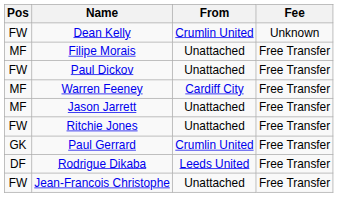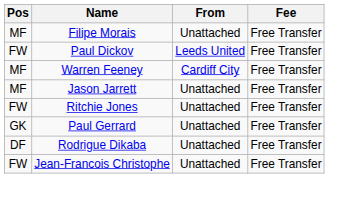- row: (102, 32)
(214, 70) Unattached -> (210, 51) Leeds United
(214, 145) Crumlin United -> (210, 126) Unattached
(214, 164) Leeds United -> (210, 145) Unattached
